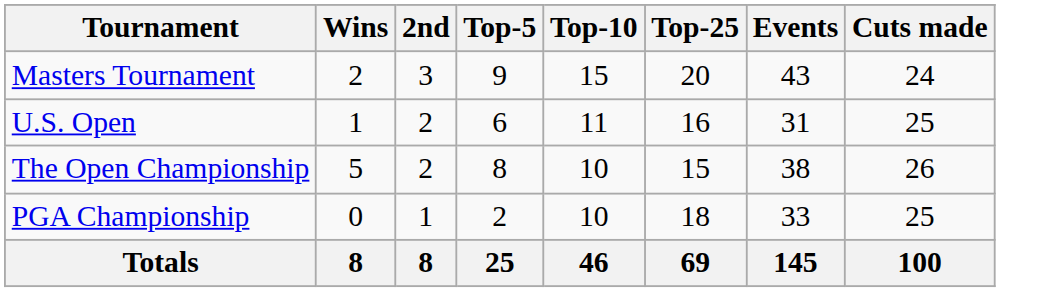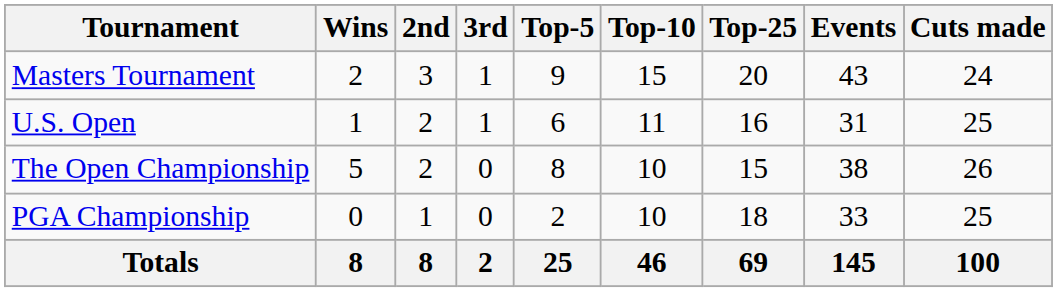+ column: (485, 27)
